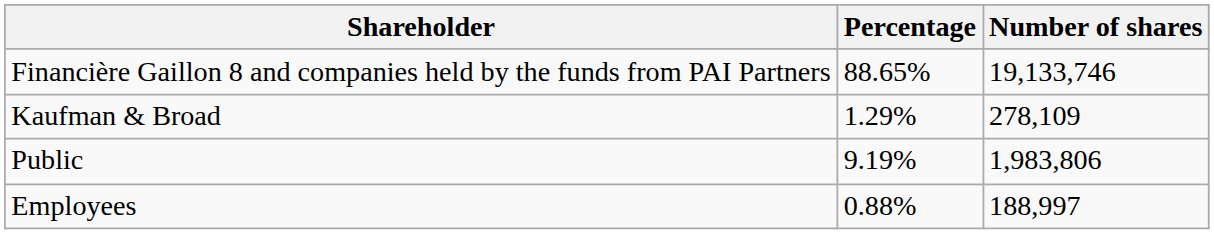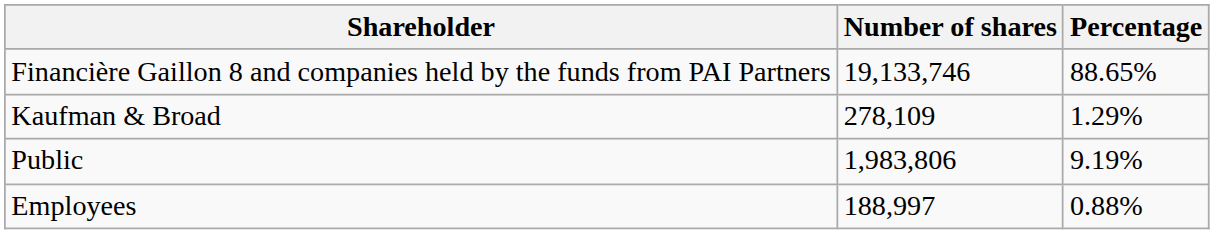columns swapped: (1096, 26) <-> (910, 26)
